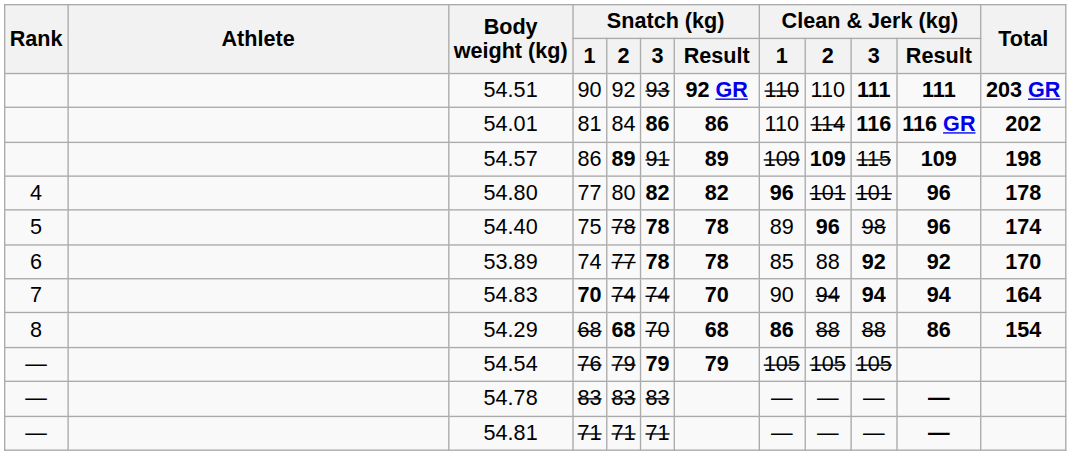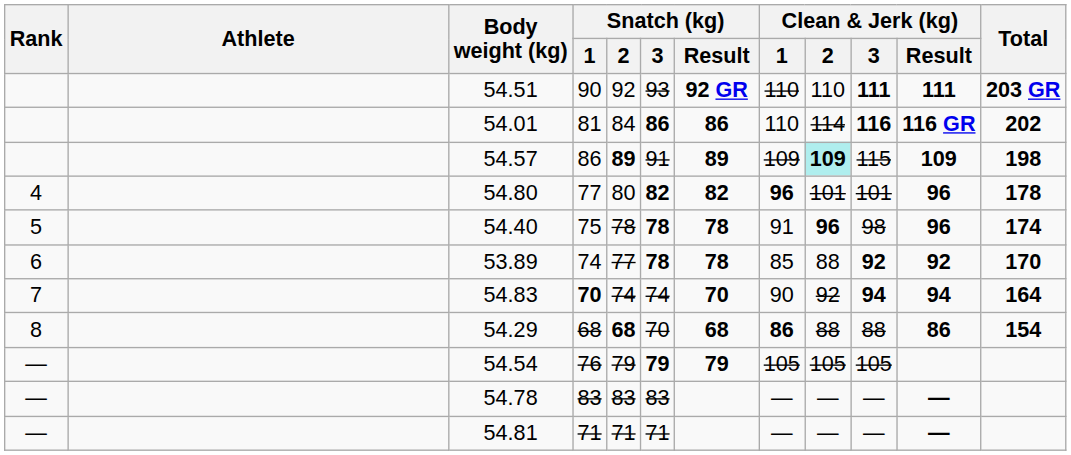(828, 158) no background -> (828, 158) paleturquoise background
(782, 227) 89 -> (782, 227) 91
(828, 295) 94 -> (828, 295) 92
